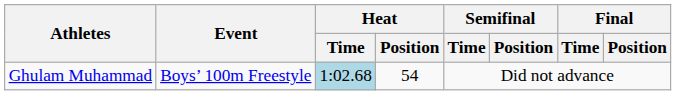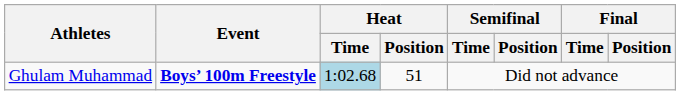(236, 76) normal -> (238, 76) bold
(410, 76) 54 -> (414, 76) 51
